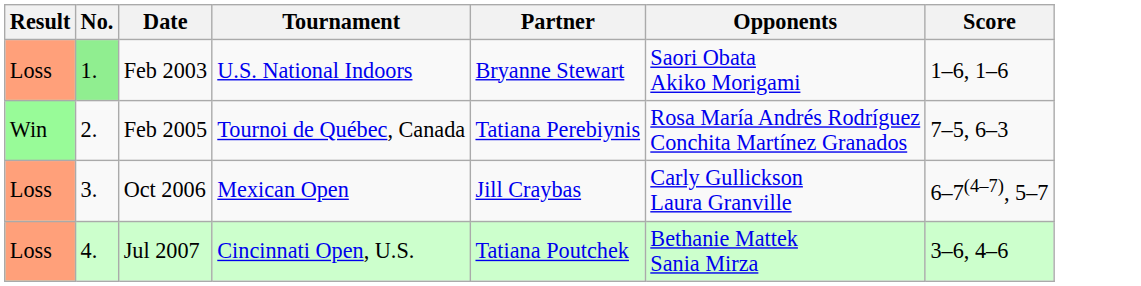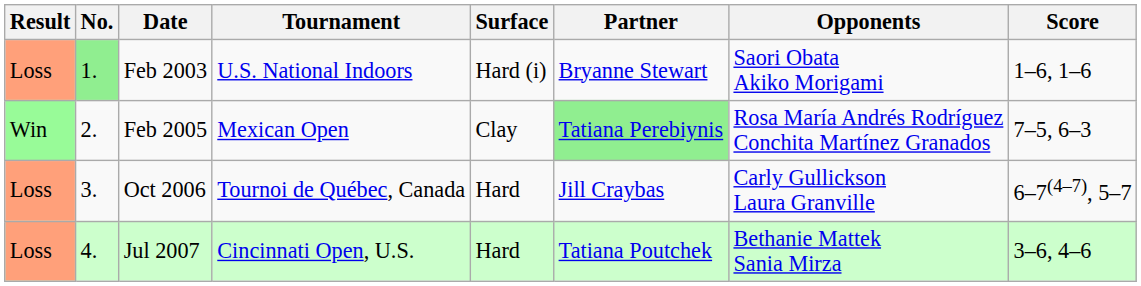+ column: (512, 22)
(341, 130) Tournoi de Québec, Canada -> (283, 130) Mexican Open
(558, 130) no background -> (641, 130) lightgreen background
(283, 190) Mexican Open -> (341, 190) Tournoi de Québec, Canada
